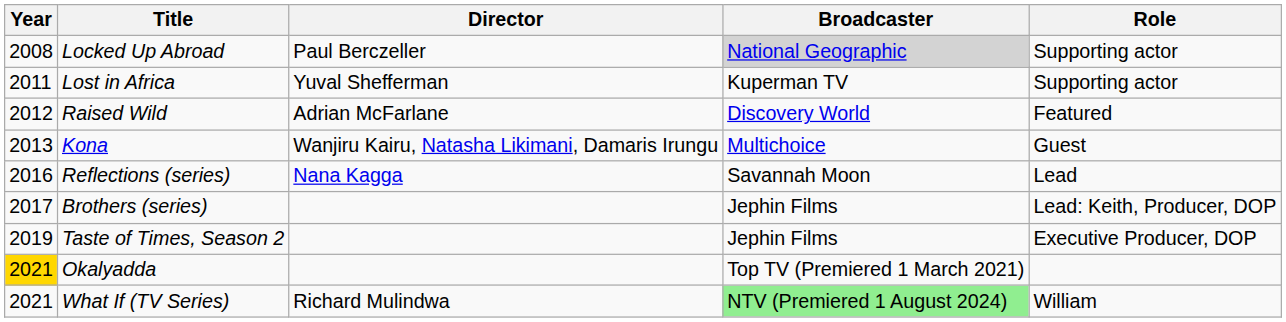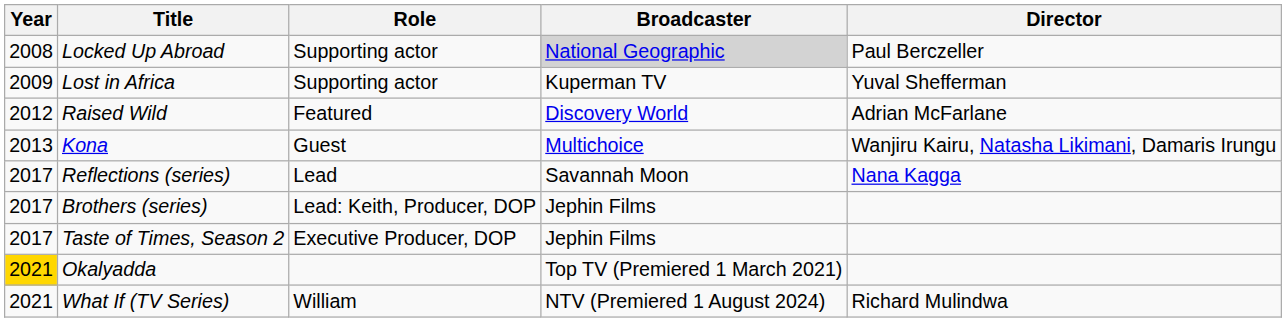columns swapped: (1155, 20) <-> (506, 20)
(30, 82) 2011 -> (31, 82) 2009
(31, 176) 2016 -> (31, 176) 2017
(31, 238) 2019 -> (31, 238) 2017
(867, 301) lightgreen background -> (685, 301) no background
